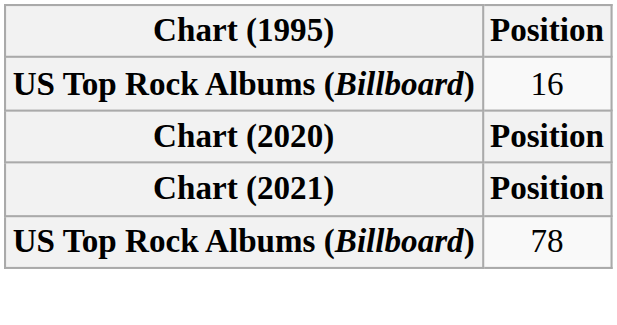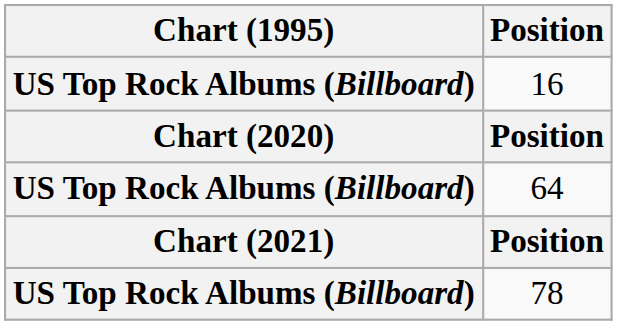+ row: (547, 188)
